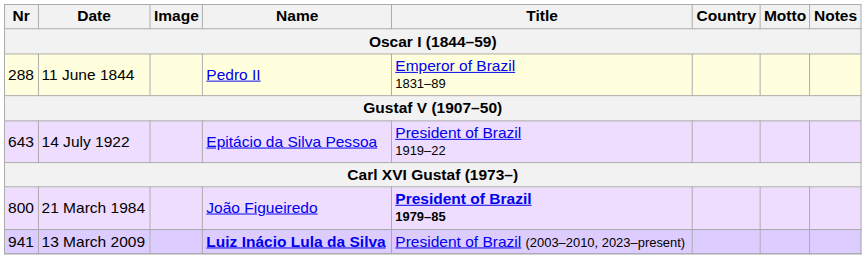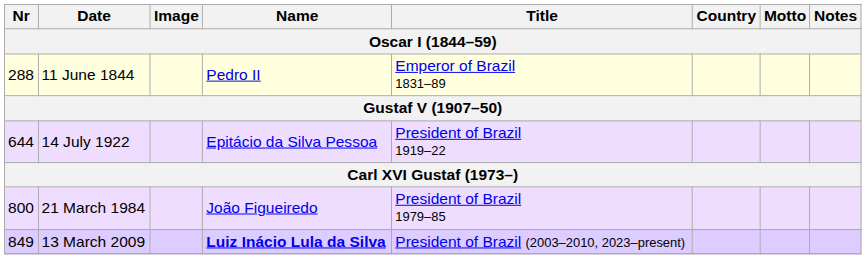(21, 141) 643 -> (21, 141) 644
(463, 208) bold -> (458, 208) normal
(21, 241) 941 -> (21, 241) 849
